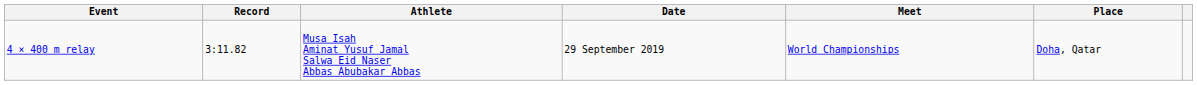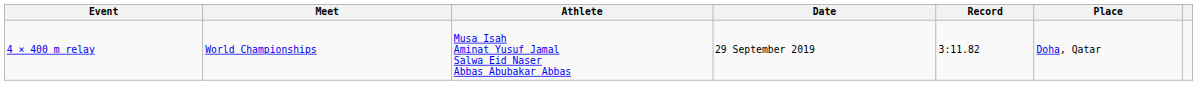columns swapped: (252, 13) <-> (910, 13)
